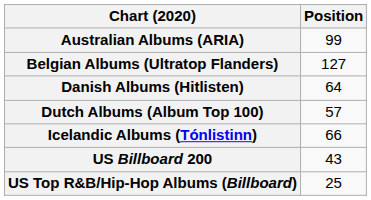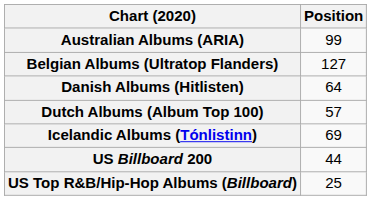(334, 135) 66 -> (334, 135) 69
(334, 159) 43 -> (334, 159) 44
